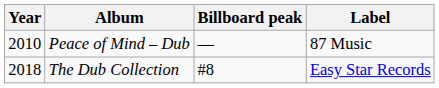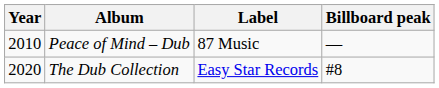columns swapped: (370, 17) <-> (250, 17)
(25, 69) 2018 -> (25, 69) 2020
